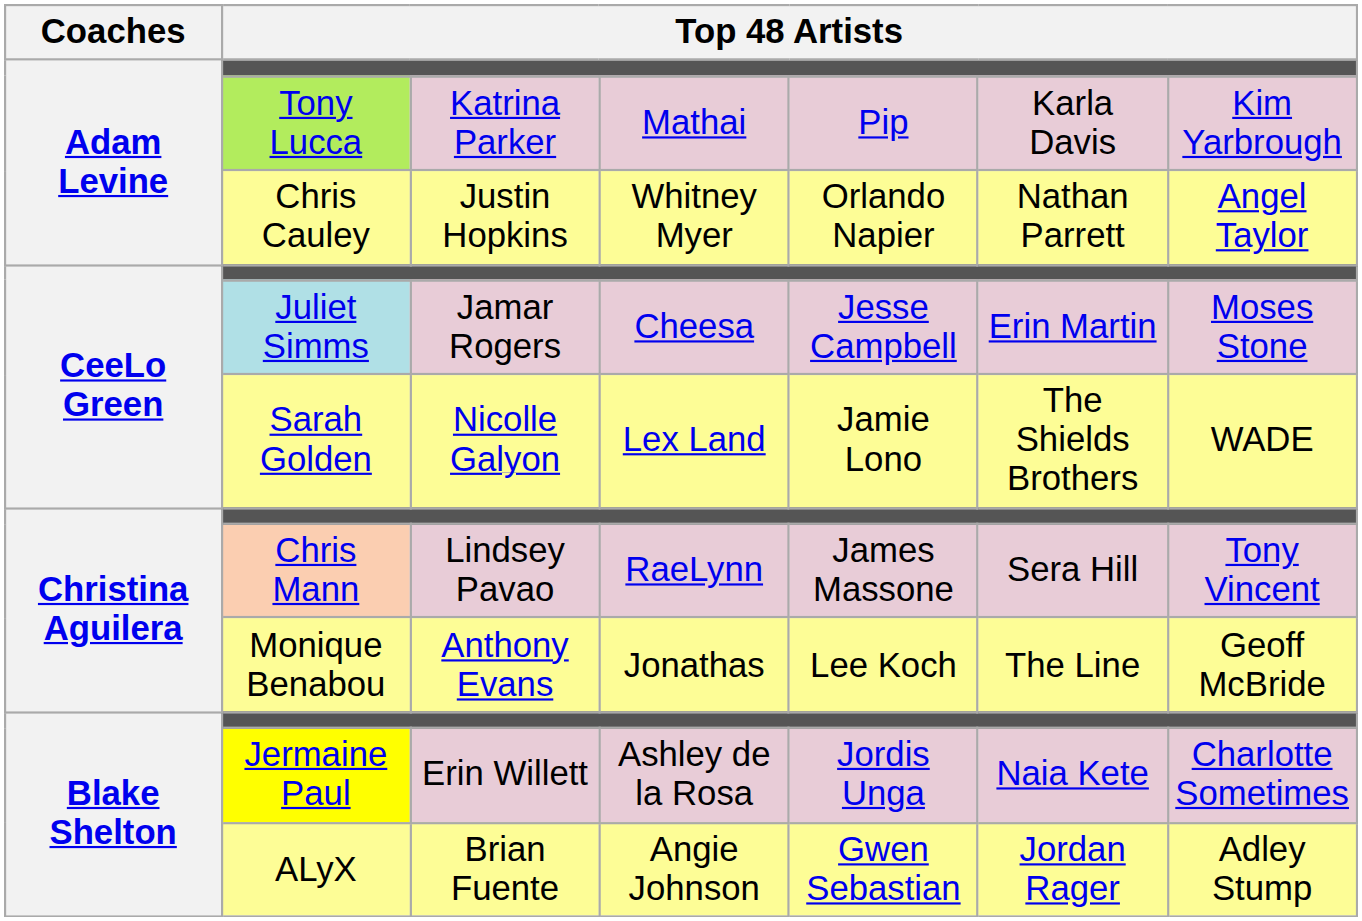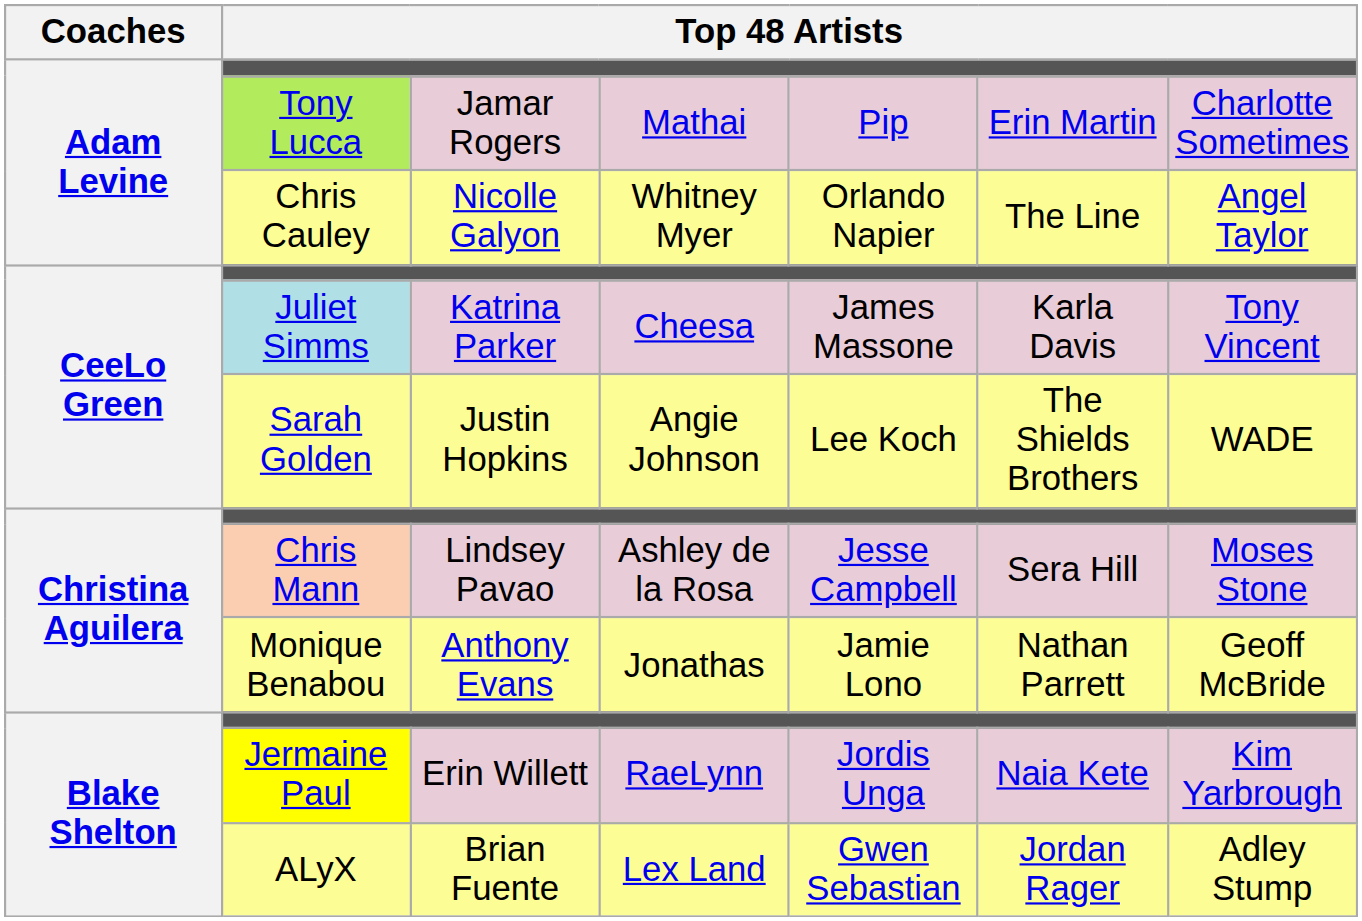(505, 122) Katrina Parker -> (505, 122) Jamar Rogers
(1073, 122) Karla Davis -> (1073, 122) Erin Martin
(1262, 122) Kim Yarbrough -> (1262, 122) Charlotte Sometimes
(505, 216) Justin Hopkins -> (505, 216) Nicolle Galyon
(1073, 216) Nathan Parrett -> (1073, 216) The Line
(505, 326) Jamar Rogers -> (505, 326) Katrina Parker
(883, 326) Jesse Campbell -> (883, 326) James Massone
(1073, 326) Erin Martin -> (1073, 326) Karla Davis
(1262, 326) Moses Stone -> (1262, 326) Tony Vincent
(505, 440) Nicolle Galyon -> (505, 440) Justin Hopkins
(694, 440) Lex Land -> (694, 440) Angie Johnson
(883, 440) Jamie Lono -> (883, 440) Lee Koch
(694, 570) RaeLynn -> (694, 570) Ashley de la Rosa
(883, 570) James Massone -> (883, 570) Jesse Campbell
(1262, 570) Tony Vincent -> (1262, 570) Moses Stone
(883, 664) Lee Koch -> (883, 664) Jamie Lono
(1073, 664) The Line -> (1073, 664) Nathan Parrett
(694, 774) Ashley de la Rosa -> (694, 774) RaeLynn
(1262, 774) Charlotte Sometimes -> (1262, 774) Kim Yarbrough
(694, 868) Angie Johnson -> (694, 868) Lex Land
